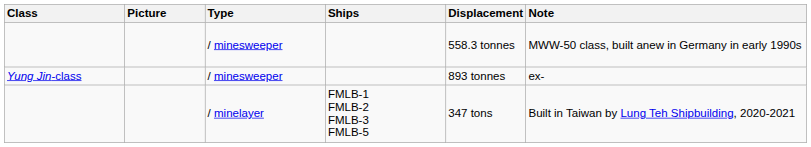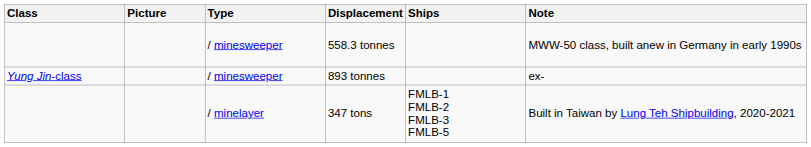columns swapped: (344, 13) <-> (486, 13)
